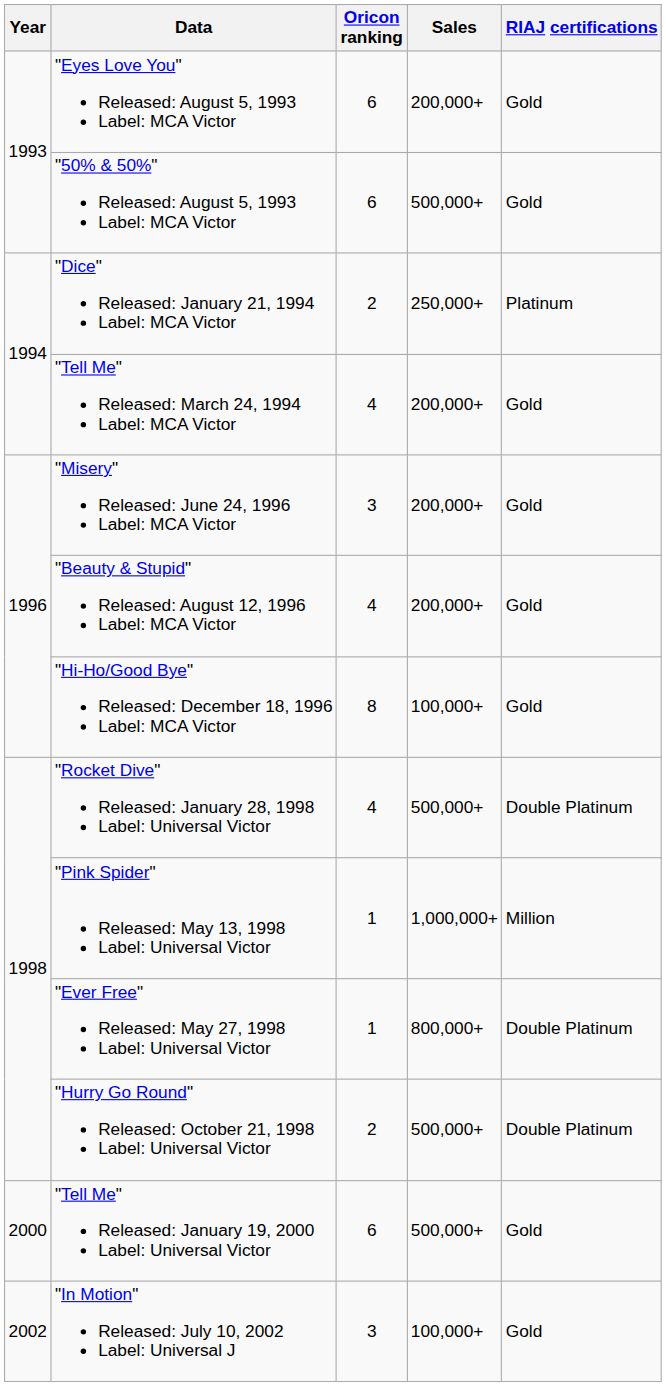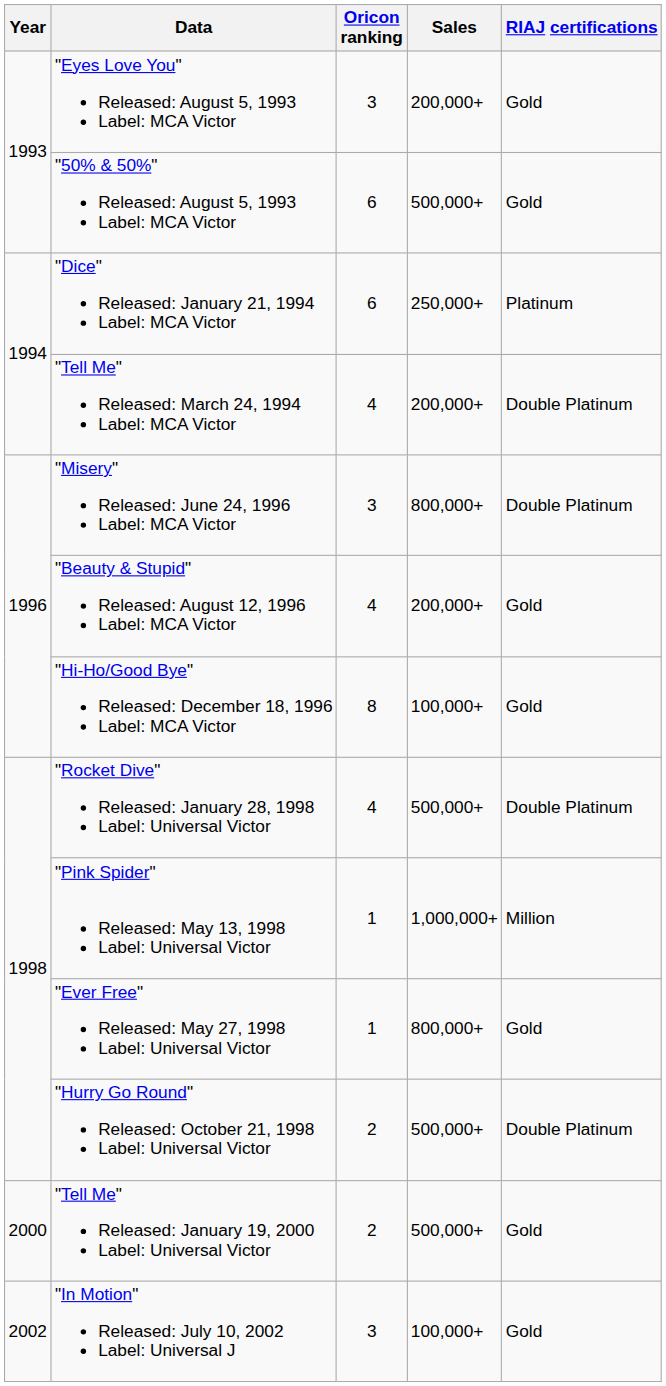(372, 101) 6 -> (372, 101) 3
(372, 303) 2 -> (372, 303) 6
(524, 404) Gold -> (569, 404) Double Platinum
(447, 505) 200,000+ -> (447, 505) 800,000+
(524, 505) Gold -> (569, 505) Double Platinum
(569, 1028) Double Platinum -> (524, 1028) Gold
(372, 1230) 6 -> (372, 1230) 2
